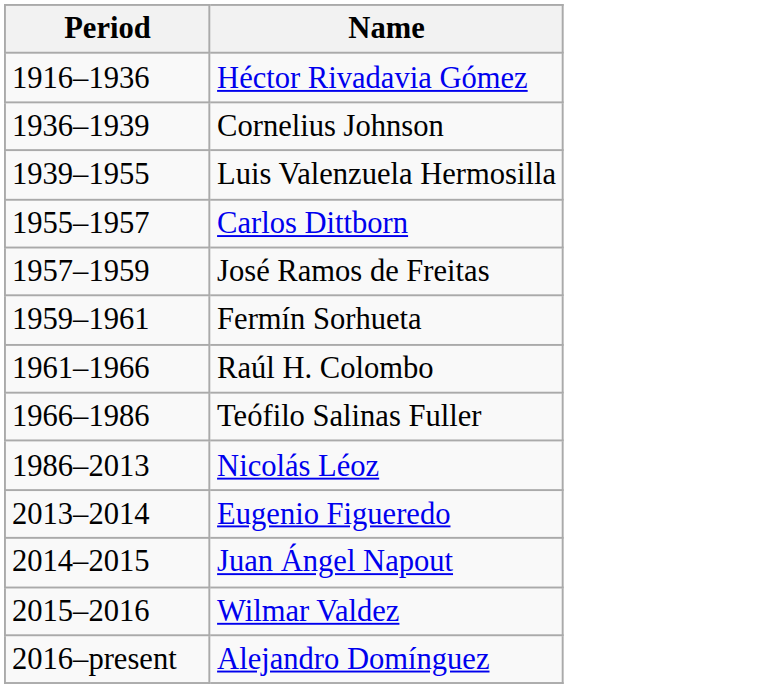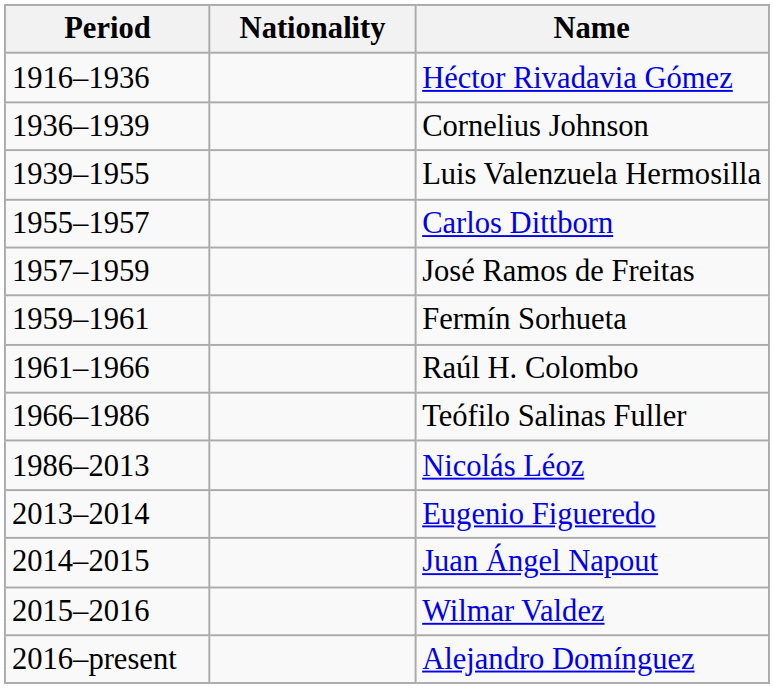+ column: (313, 28)
